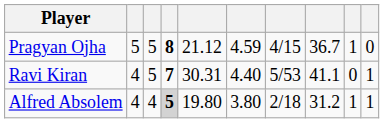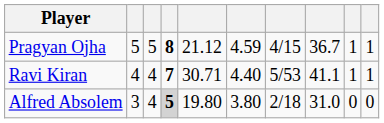(370, 46) 0 -> (370, 46) 1
(152, 74) 5 -> (152, 74) 4
(202, 74) 30.31 -> (202, 74) 30.71
(353, 74) 0 -> (353, 74) 1
(135, 103) 4 -> (135, 103) 3
(325, 103) 31.2 -> (325, 103) 31.0
(353, 103) 1 -> (353, 103) 0
(370, 103) 1 -> (370, 103) 0
